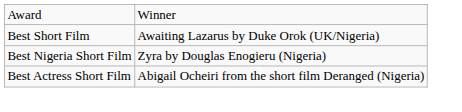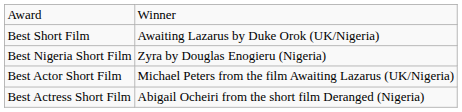+ row: (64, 76)
